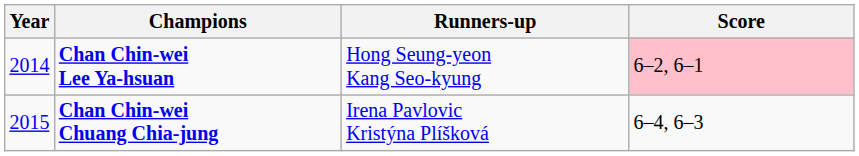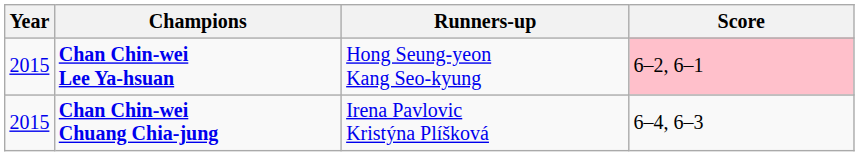(29, 66) 2014 -> (29, 66) 2015
